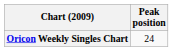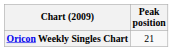(149, 38) 24 -> (149, 38) 21
